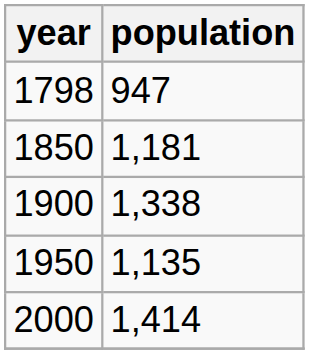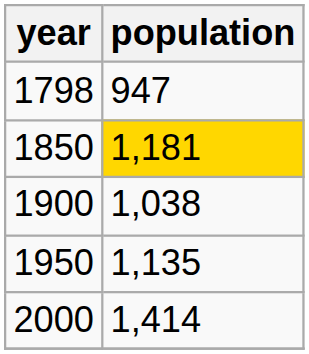(156, 147) no background -> (156, 147) gold background
(156, 205) 1,338 -> (156, 205) 1,038
